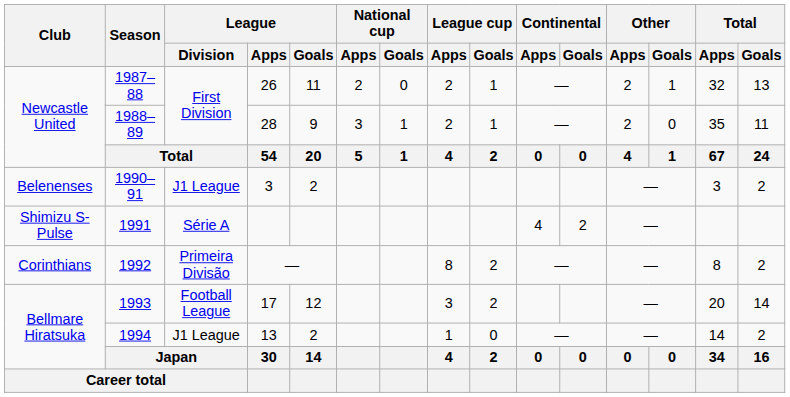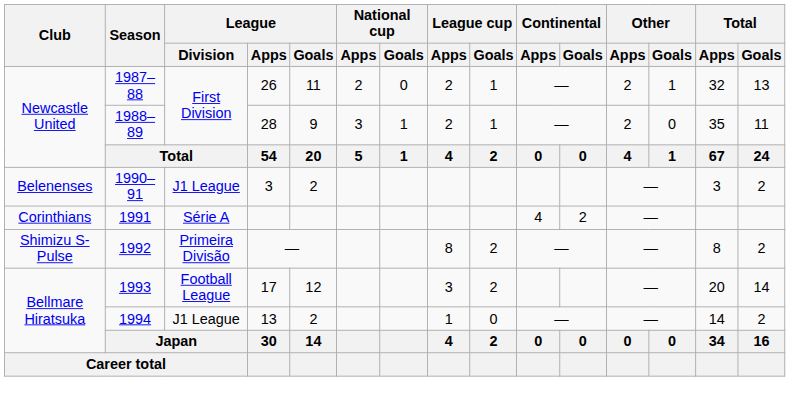(55, 225) Shimizu S-Pulse -> (55, 217) Corinthians
(55, 264) Corinthians -> (55, 248) Shimizu S-Pulse
